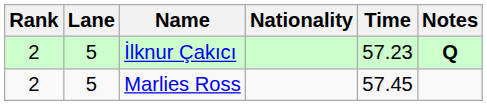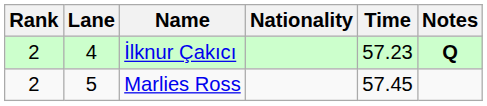(91, 52) 5 -> (91, 52) 4
